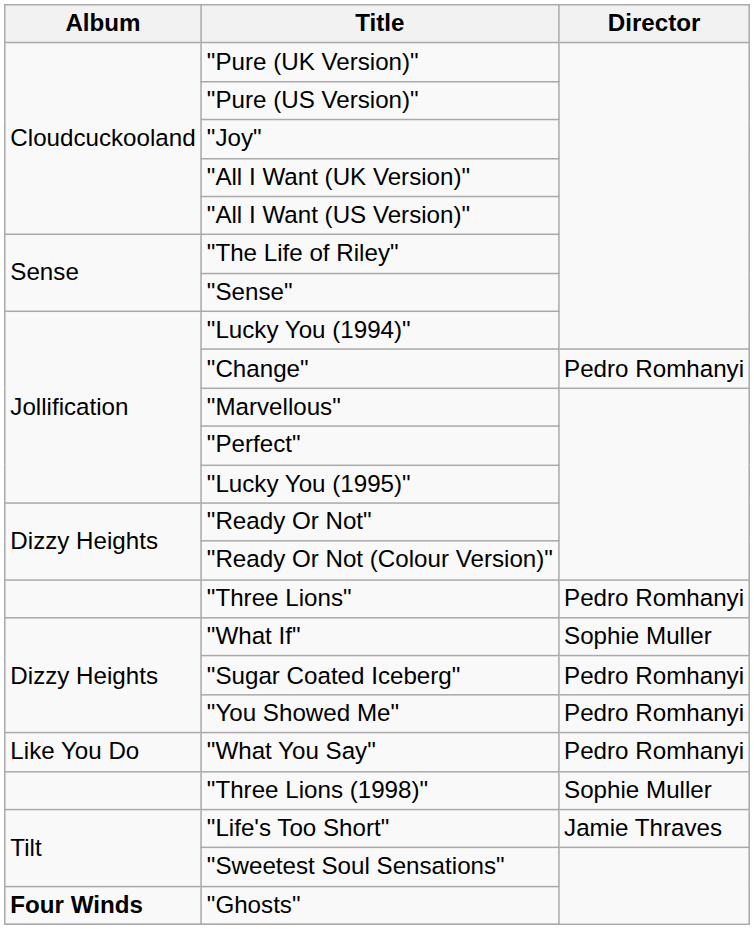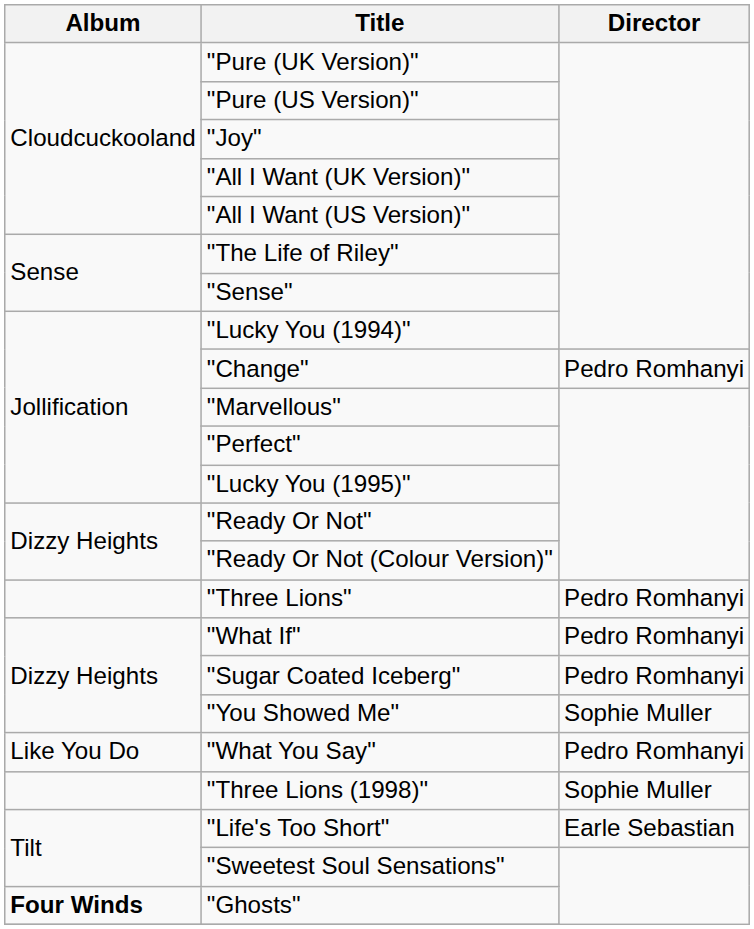(638, 636) Sophie Muller -> (654, 636) Pedro Romhanyi
(654, 713) Pedro Romhanyi -> (638, 713) Sophie Muller
(643, 828) Jamie Thraves -> (649, 828) Earle Sebastian
